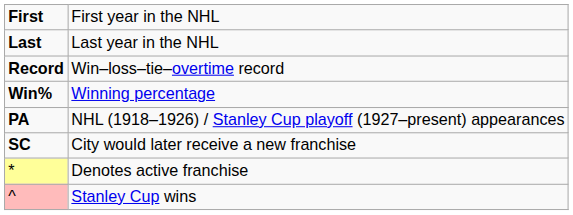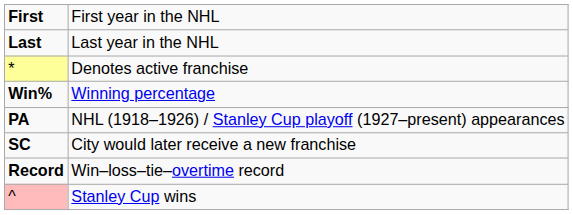rows swapped: (36, 68) <-> (11, 171)
